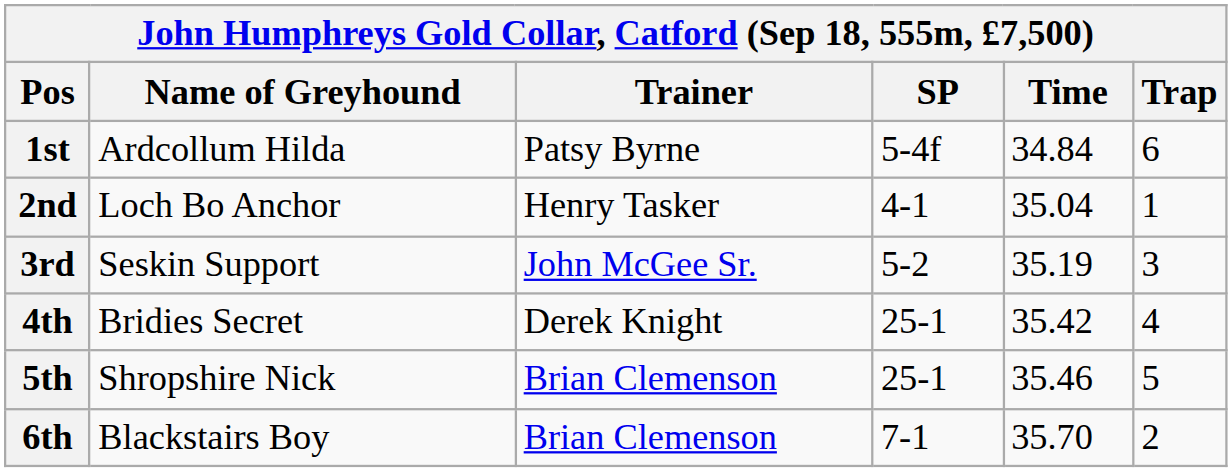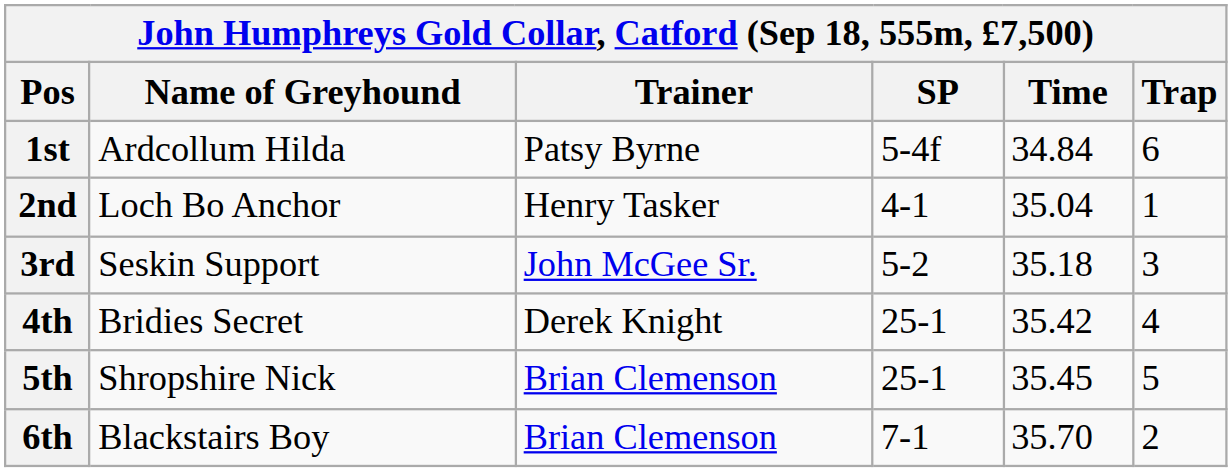(1052, 263) 35.19 -> (1052, 263) 35.18
(1052, 378) 35.46 -> (1052, 378) 35.45
